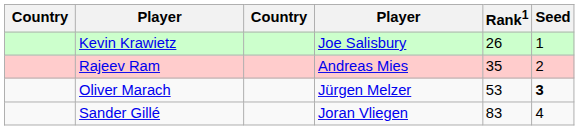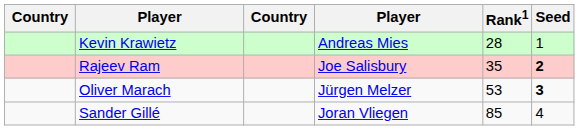(362, 43) Joe Salisbury -> (363, 43) Andreas Mies
(494, 43) 26 -> (494, 43) 28
(363, 66) Andreas Mies -> (362, 66) Joe Salisbury
(539, 66) normal -> (539, 66) bold
(494, 113) 83 -> (494, 113) 85
